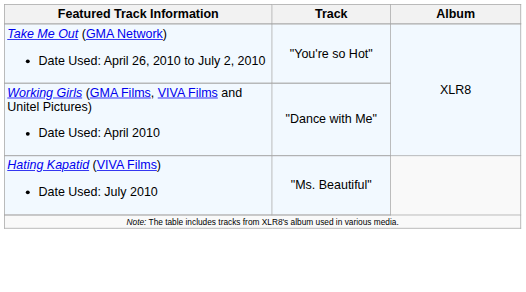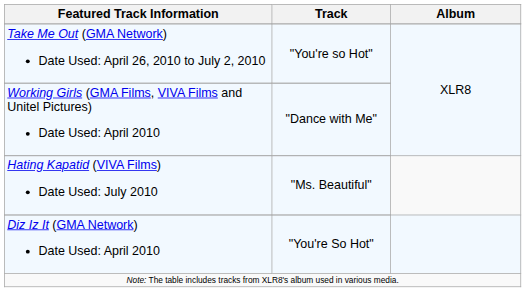+ row: (138, 238)
